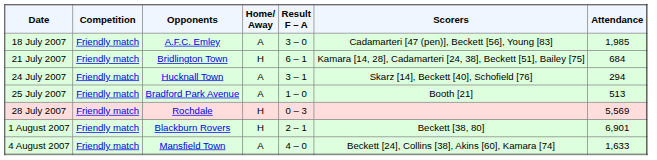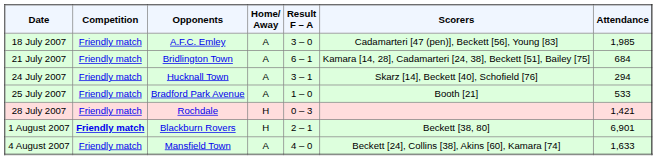(260, 59) H -> (266, 59) A
(617, 94) 513 -> (623, 94) 533
(617, 111) 5,569 -> (623, 111) 1,421
(108, 128) normal -> (110, 128) bold
